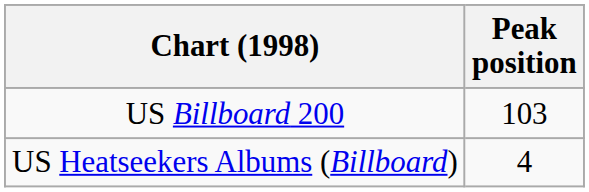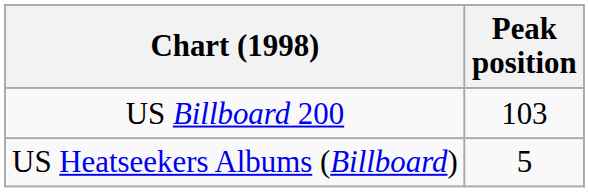(524, 161) 4 -> (524, 161) 5
